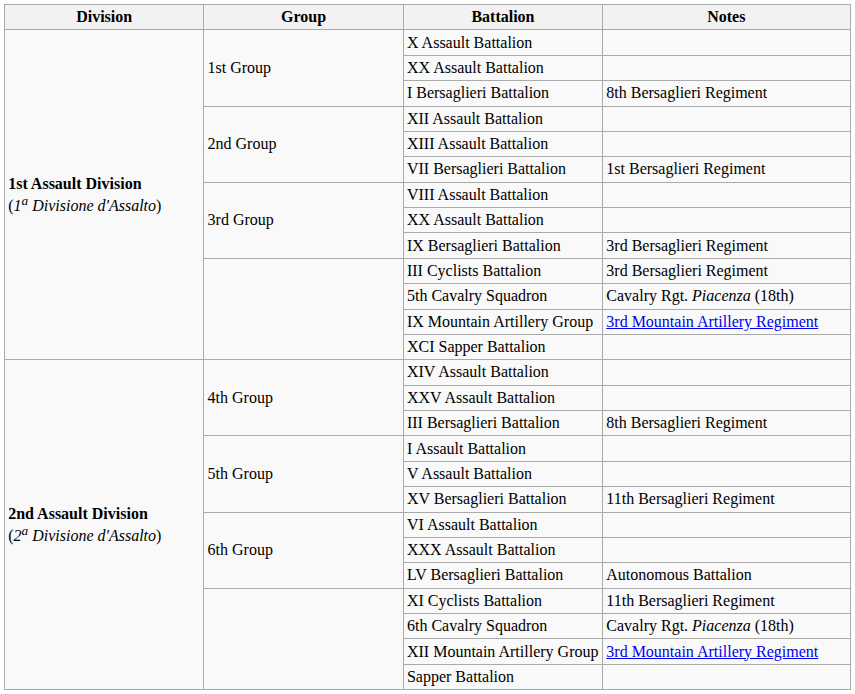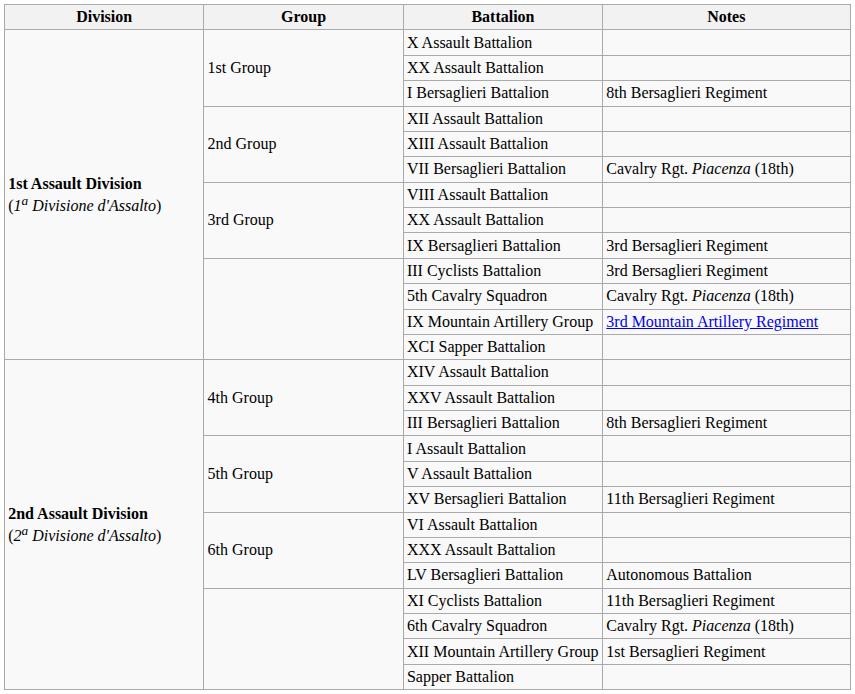(686, 169) 1st Bersaglieri Regiment -> (700, 169) Cavalry Rgt. Piacenza (18th)
(712, 651) 3rd Mountain Artillery Regiment -> (686, 651) 1st Bersaglieri Regiment
